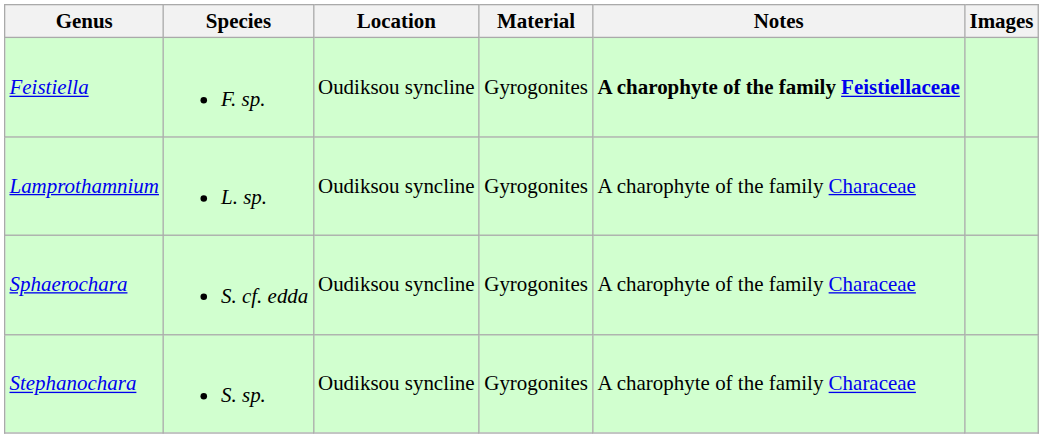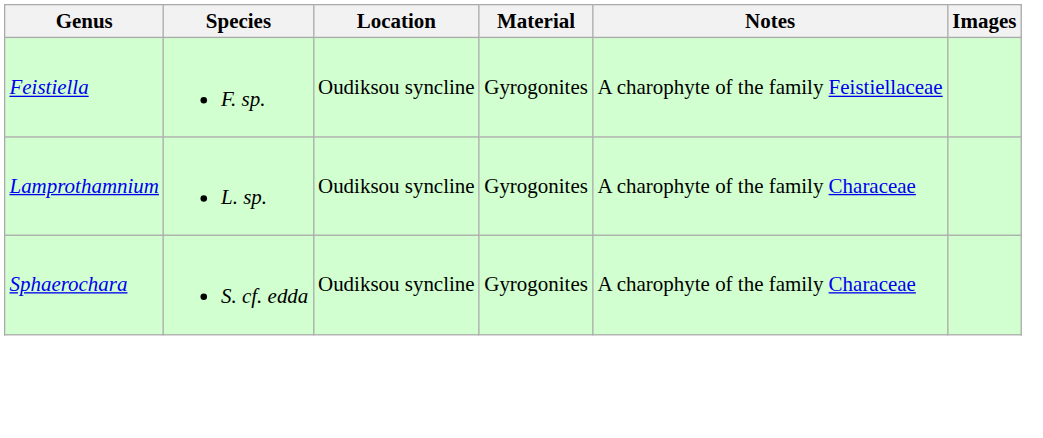(779, 87) bold -> (770, 87) normal
- row: (73, 383)
